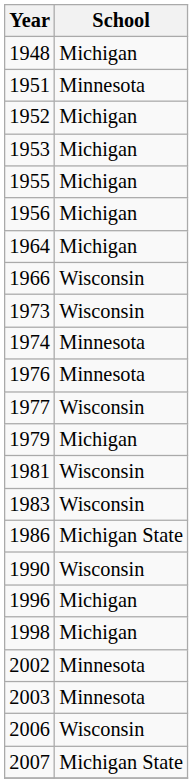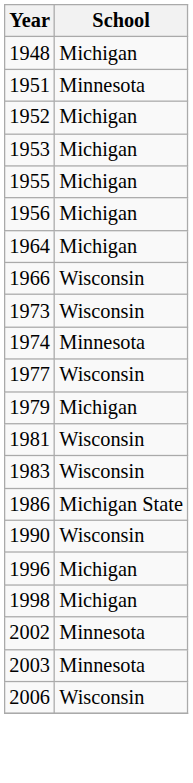- row: (30, 375)
- row: (30, 761)
